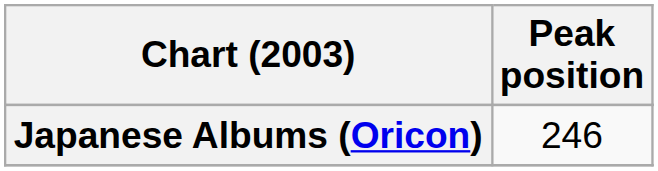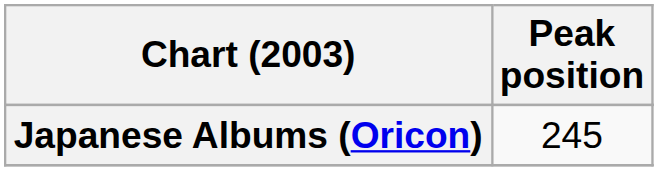(572, 134) 246 -> (572, 134) 245
